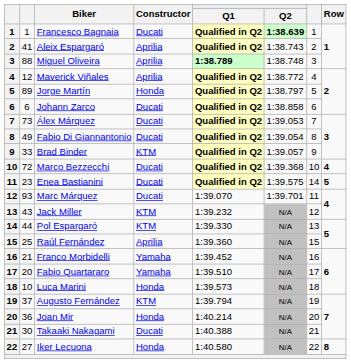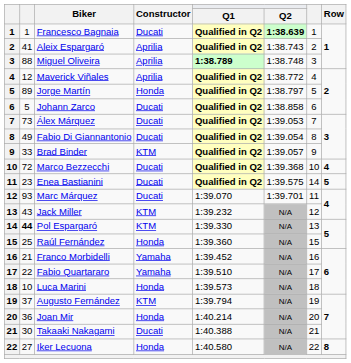(27, 106) 6 -> (27, 106) 5
(27, 226) normal -> (27, 226) bold
(149, 241) Aprilia -> (150, 241) Honda
(27, 271) 20 -> (27, 271) 22
